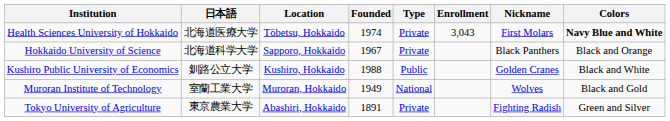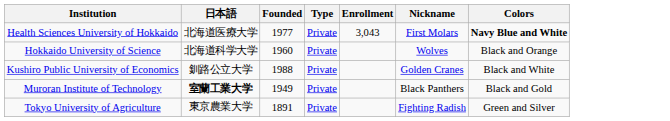- column: (304, 13)
(371, 32) 1974 -> (282, 32) 1977
(371, 51) 1967 -> (282, 51) 1960
(527, 51) Black Panthers -> (432, 51) Wolves
(414, 70) Public -> (322, 70) Private
(220, 88) normal -> (220, 88) bold
(414, 88) National -> (322, 88) Private
(527, 88) Wolves -> (432, 88) Black Panthers
